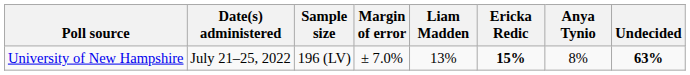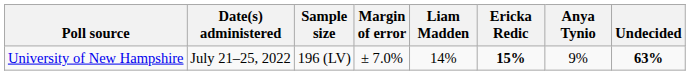(443, 58) 13% -> (443, 58) 14%
(578, 58) 8% -> (578, 58) 9%
